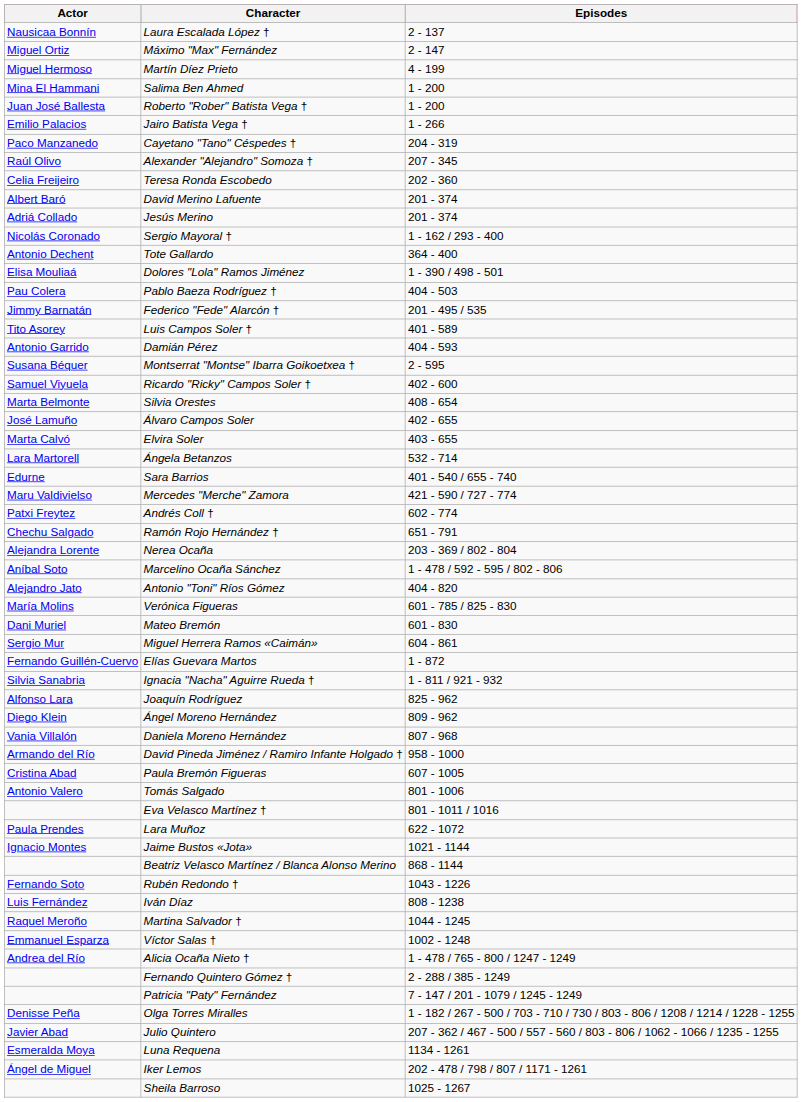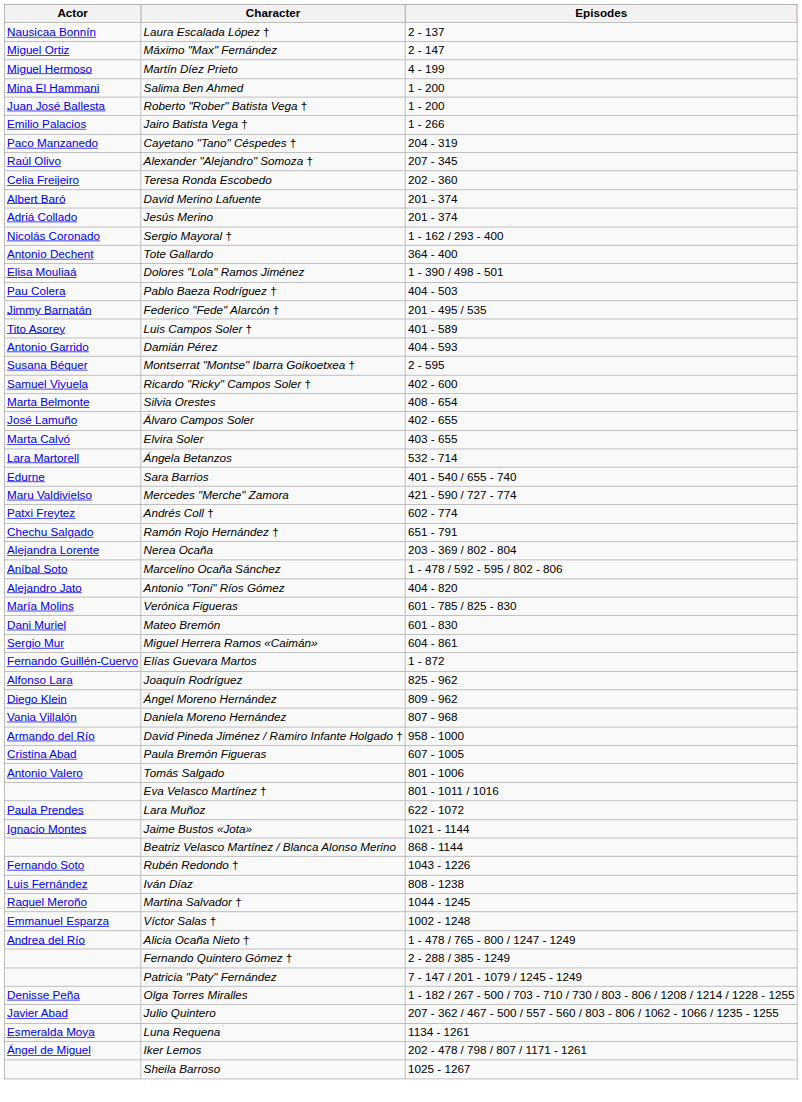- row: (229, 680)
